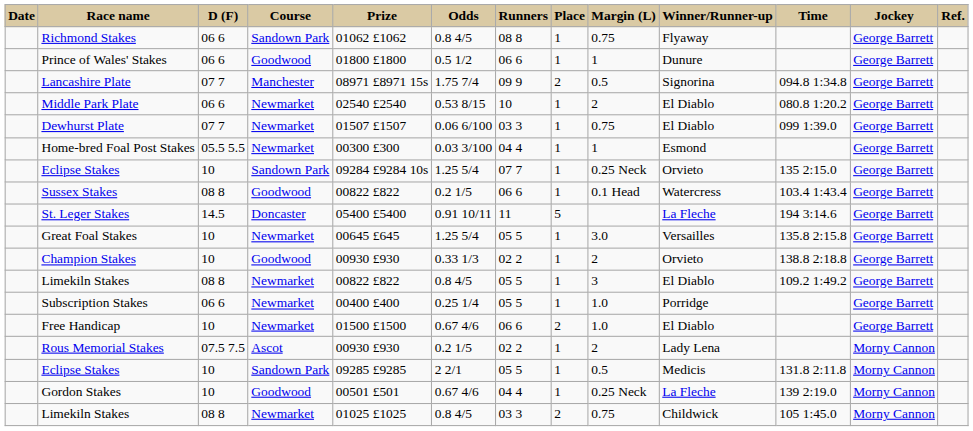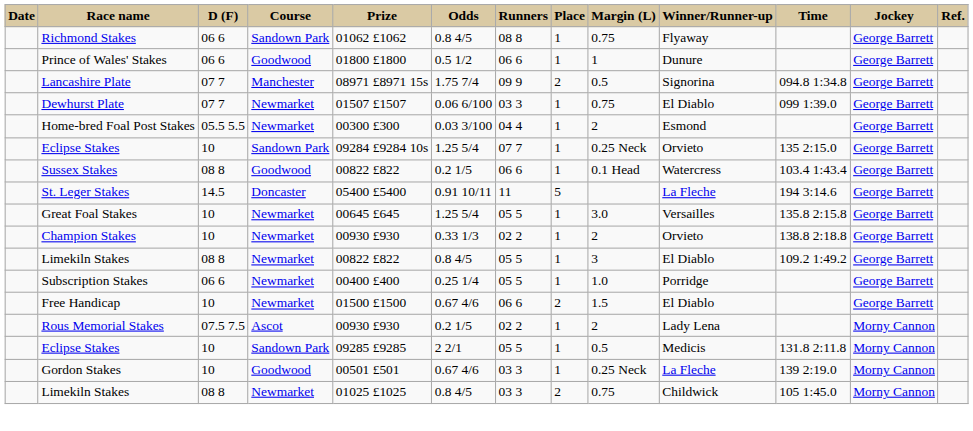- row: (90, 103)
(595, 148) 1 -> (595, 126) 2
(281, 259) Goodwood -> (283, 236) Newmarket
(600, 325) 1.0 -> (600, 303) 1.5
(510, 391) 04 4 -> (510, 369) 03 3
